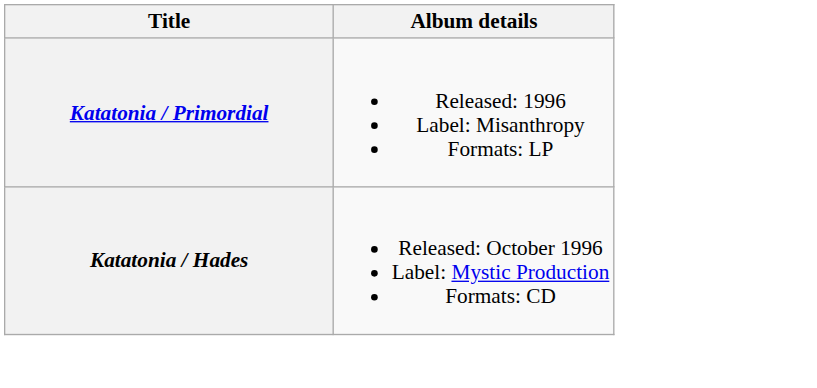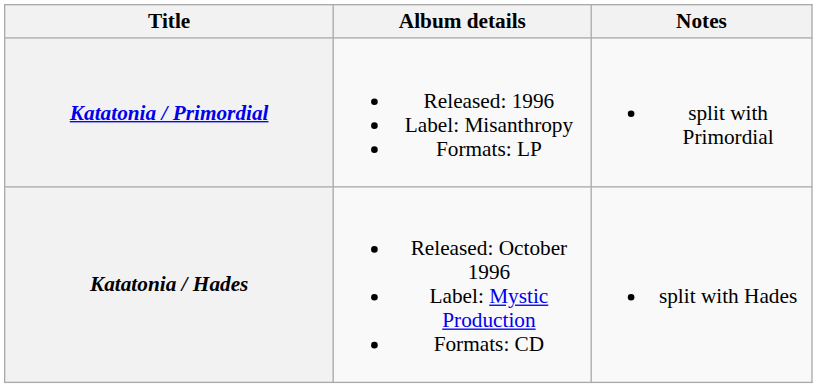+ column: (701, 21)
